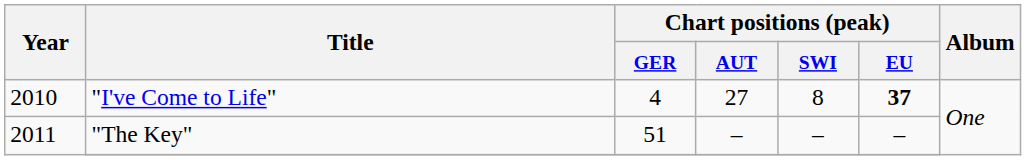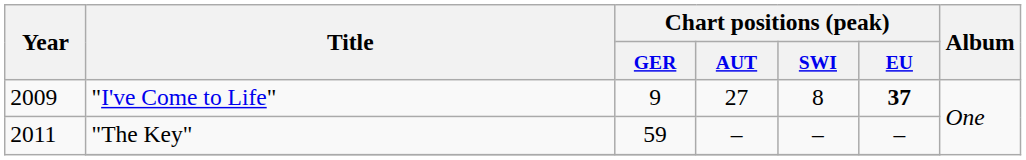(34, 97) 2010 -> (34, 97) 2009
(655, 97) 4 -> (655, 97) 9
(655, 135) 51 -> (655, 135) 59
